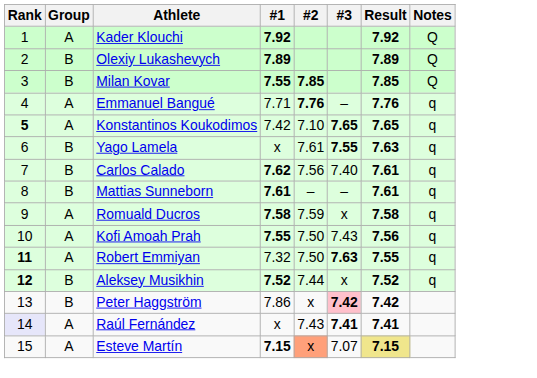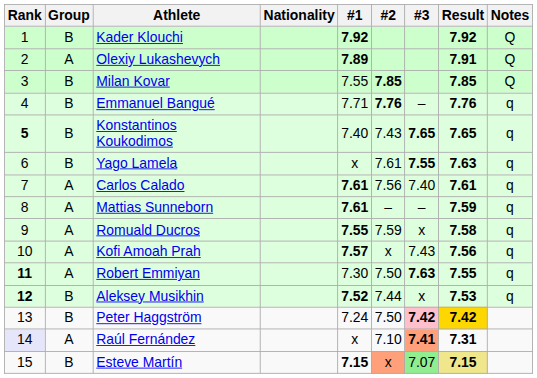+ column: (299, 15)
(69, 37) A -> (69, 37) B
(69, 59) B -> (69, 59) A
(385, 59) 7.89 -> (463, 59) 7.91
(277, 81) bold -> (355, 81) normal
(69, 103) A -> (69, 103) B
(69, 125) A -> (69, 133) B
(277, 125) 7.42 -> (355, 133) 7.40
(311, 125) 7.10 -> (388, 133) 7.43
(69, 170) B -> (69, 185) A
(277, 170) 7.62 -> (355, 185) 7.61
(69, 192) B -> (69, 207) A
(385, 192) 7.61 -> (463, 207) 7.59
(277, 214) 7.58 -> (355, 229) 7.55
(277, 236) 7.55 -> (355, 251) 7.57
(311, 236) 7.50 -> (388, 251) x
(277, 258) 7.32 -> (355, 274) 7.30
(385, 280) 7.52 -> (463, 296) 7.53
(277, 302) 7.86 -> (355, 318) 7.24
(311, 302) x -> (388, 318) 7.50
(385, 302) no background -> (463, 318) gold background
(311, 324) 7.43 -> (388, 340) 7.10
(344, 324) no background -> (422, 340) lightsalmon background
(385, 324) 7.41 -> (463, 340) 7.31
(69, 346) A -> (69, 362) B
(344, 346) no background -> (422, 362) lightgreen background
